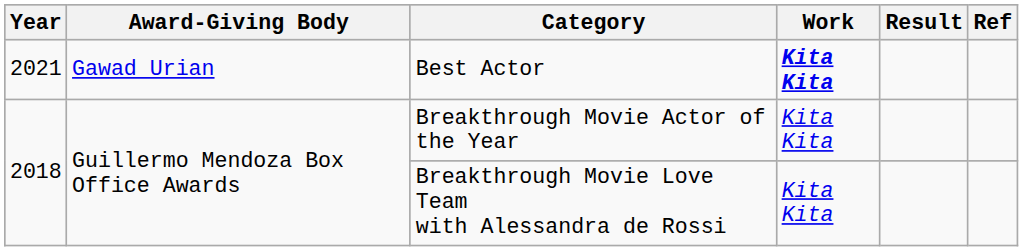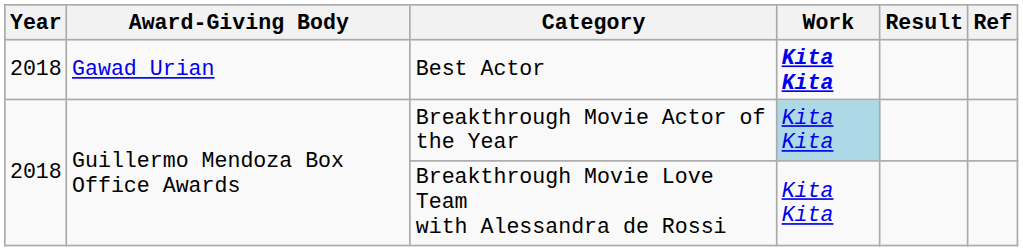(36, 70) 2021 -> (36, 70) 2018
(808, 130) no background -> (808, 130) lightblue background
